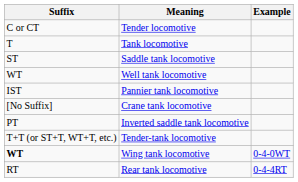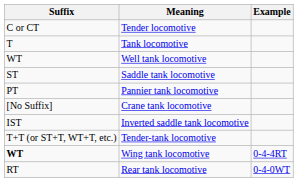rows swapped: (168, 59) <-> (164, 75)
(14, 91) IST -> (12, 91) PT
(12, 122) PT -> (14, 122) IST
(272, 153) 0-4-0WT -> (270, 153) 0-4-4RT
(270, 169) 0-4-4RT -> (272, 169) 0-4-0WT
